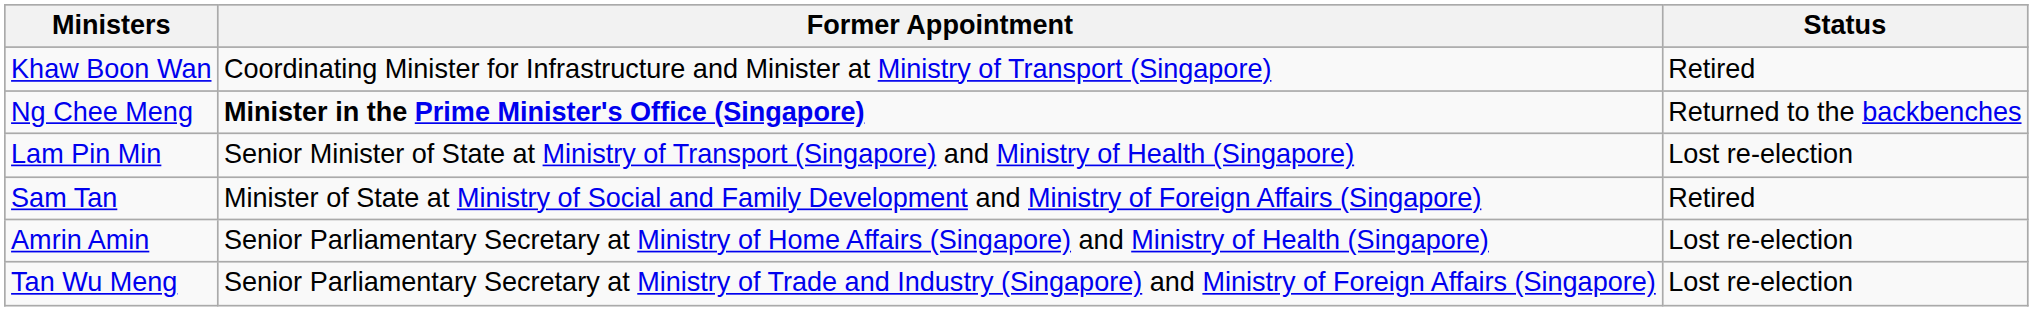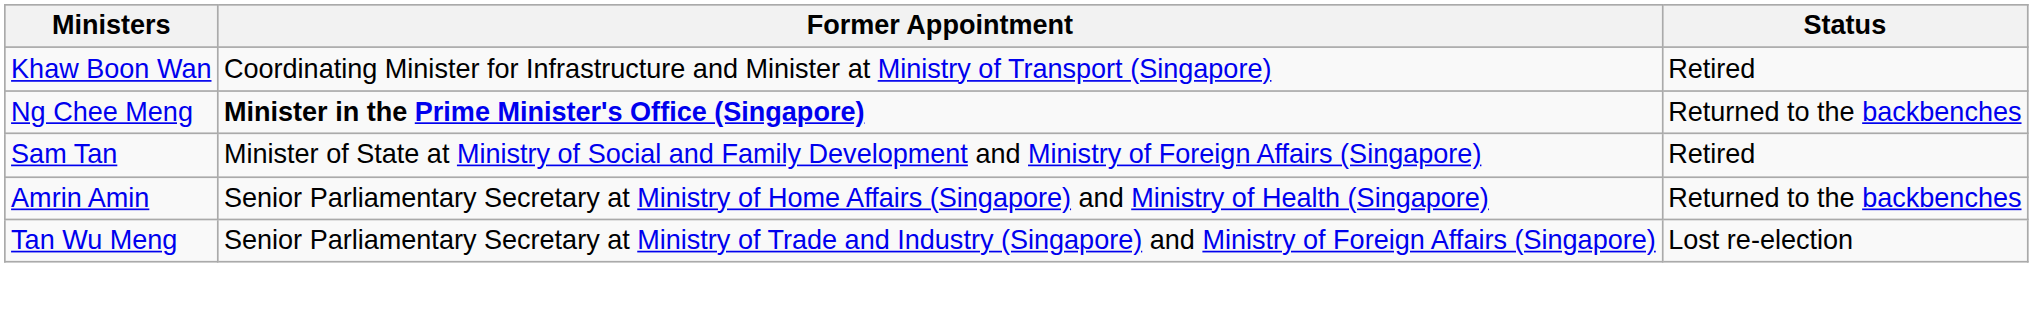- row: (86, 154)
(1761, 240) Lost re-election -> (1845, 197) Returned to the backbenches
